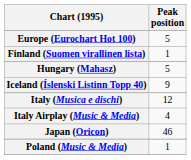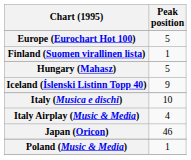(168, 100) 12 -> (168, 100) 10
